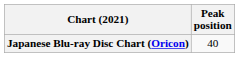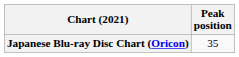(213, 43) 40 -> (213, 43) 35
